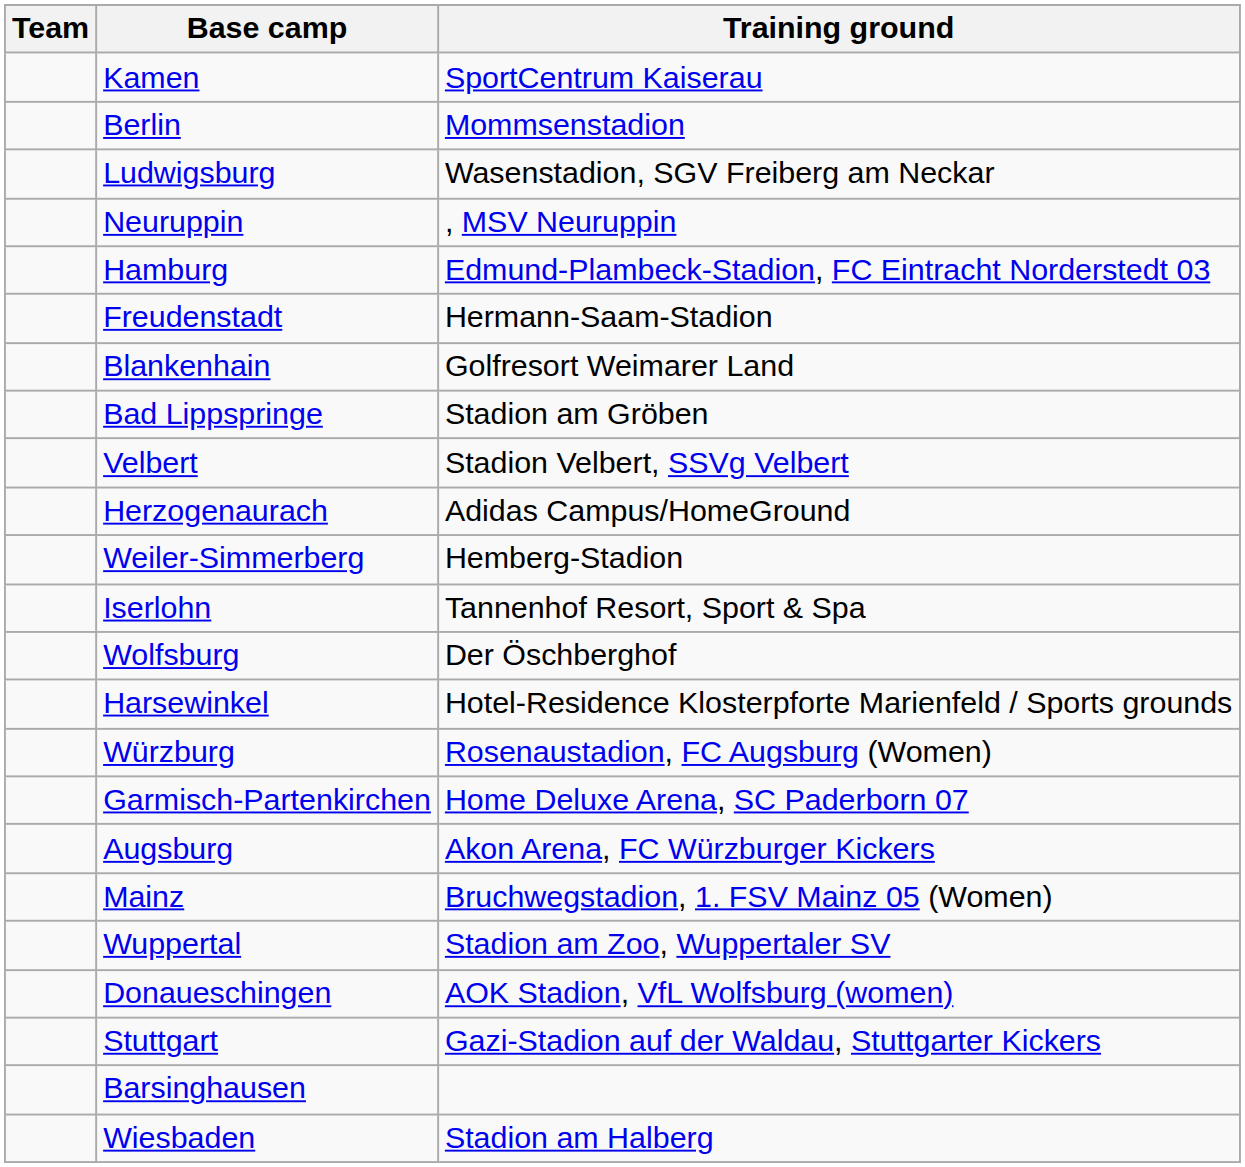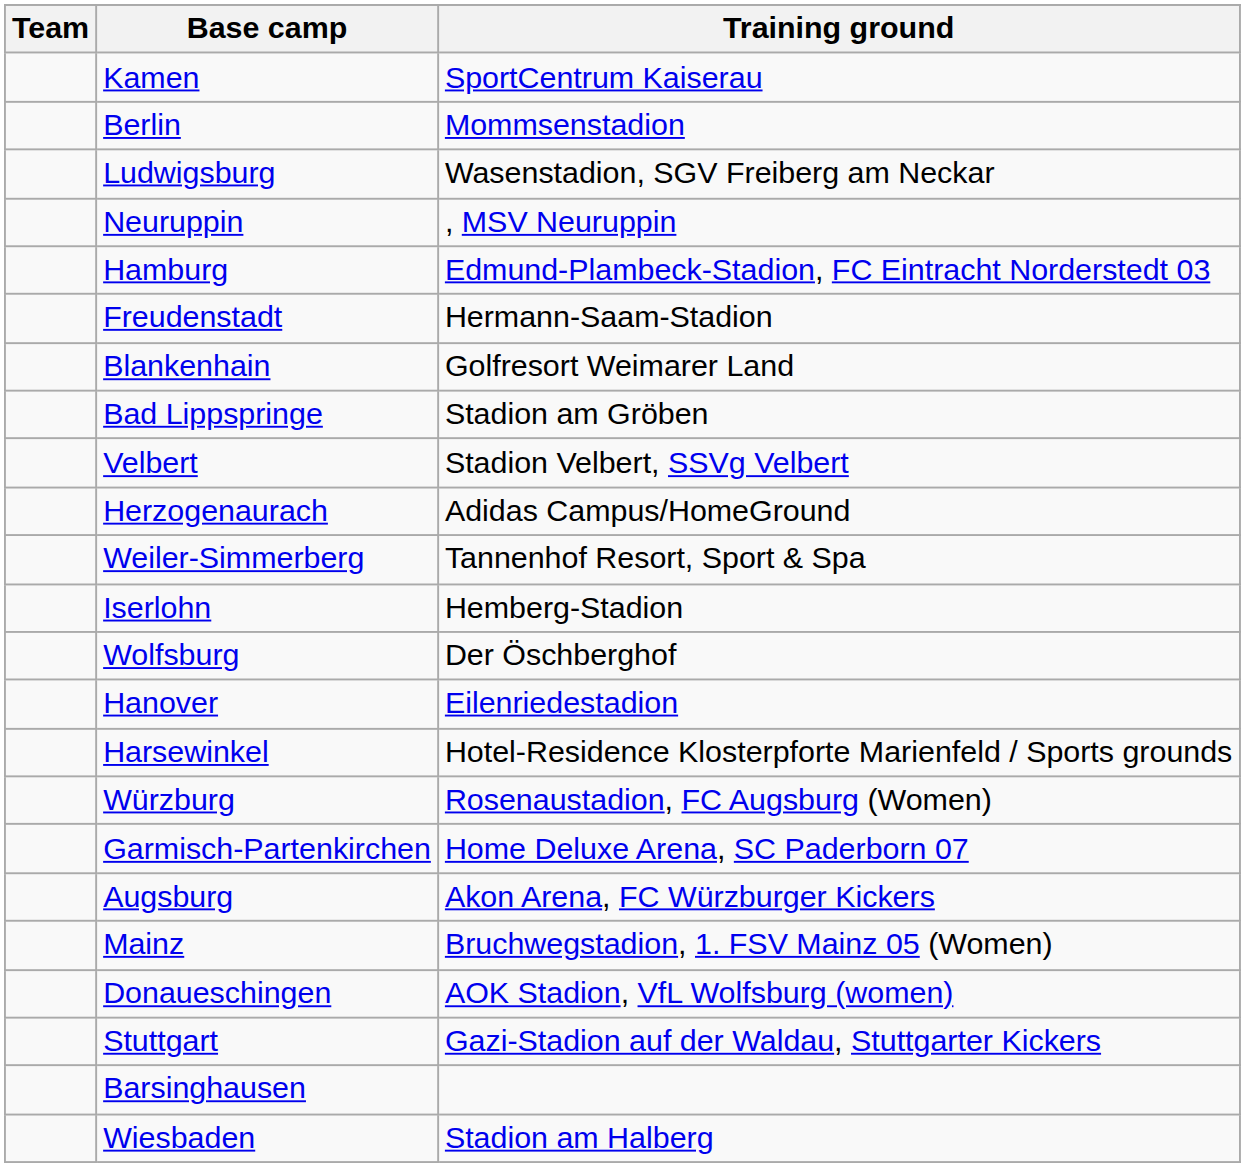(564, 558) Hemberg-Stadion -> (655, 558) Tannenhof Resort, Sport & Spa
(655, 607) Tannenhof Resort, Sport & Spa -> (564, 607) Hemberg-Stadion
+ row: (161, 703)
- row: (172, 944)
